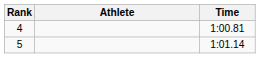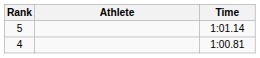rows swapped: (19, 28) <-> (19, 45)
